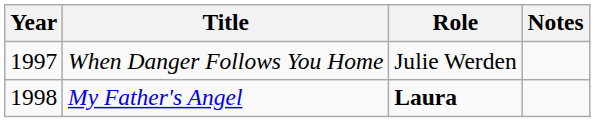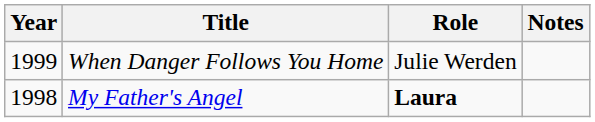(34, 60) 1997 -> (34, 60) 1999
